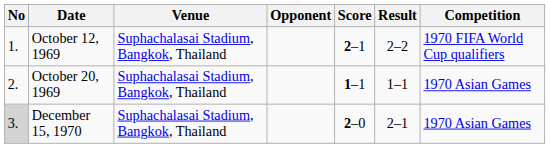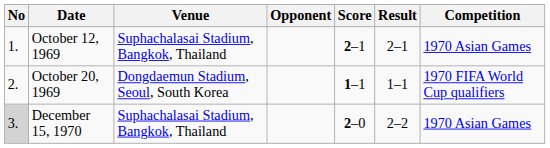(397, 46) 2–2 -> (397, 46) 2–1
(473, 46) 1970 FIFA World Cup qualifiers -> (477, 46) 1970 Asian Games
(185, 84) Suphachalasai Stadium, Bangkok, Thailand -> (183, 84) Dongdaemun Stadium, Seoul, South Korea
(477, 84) 1970 Asian Games -> (473, 84) 1970 FIFA World Cup qualifiers
(397, 123) 2–1 -> (397, 123) 2–2
